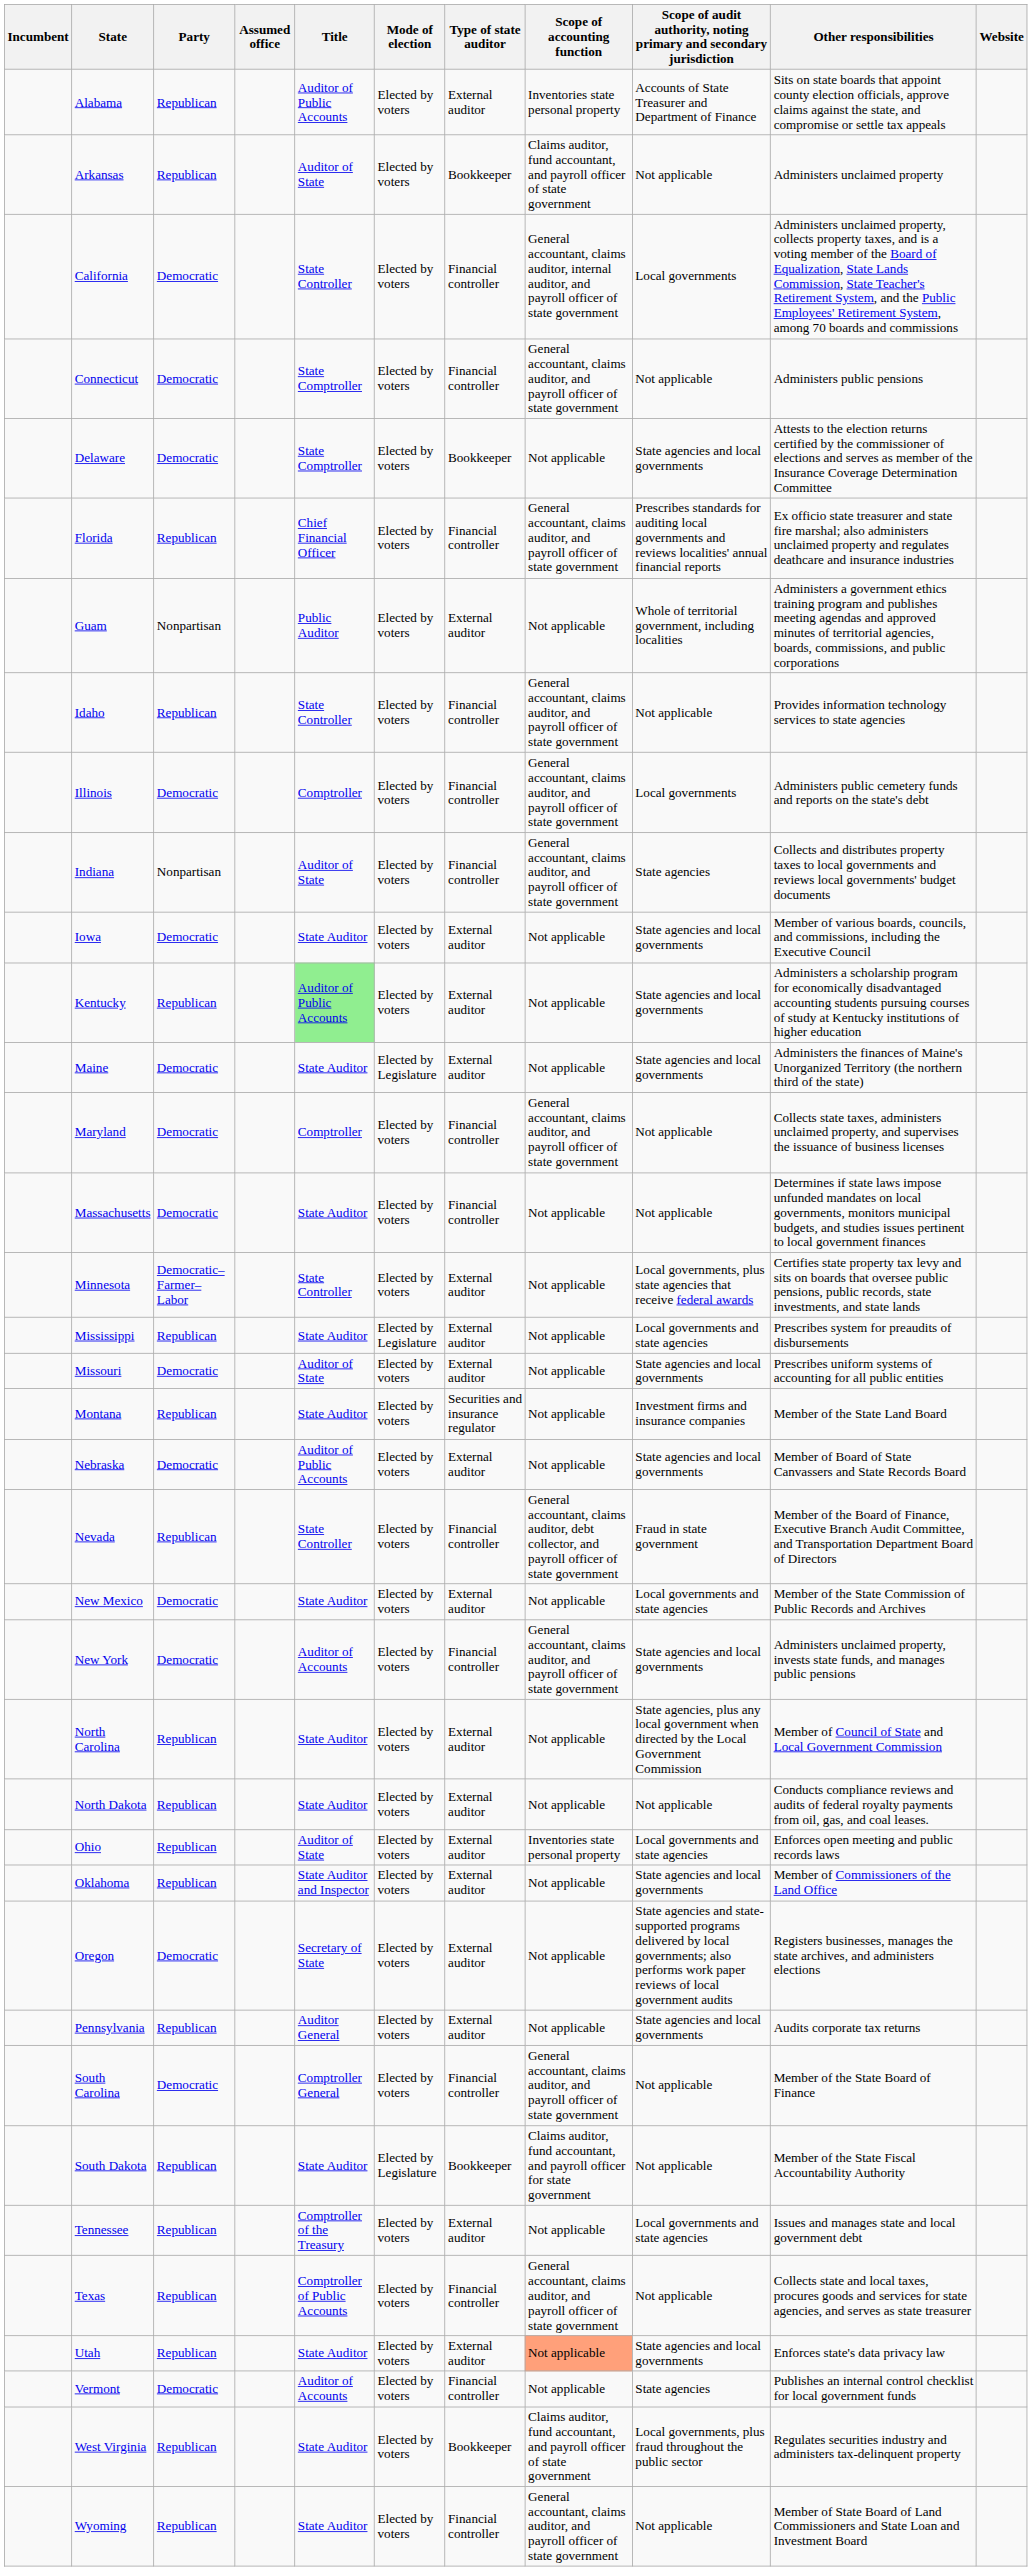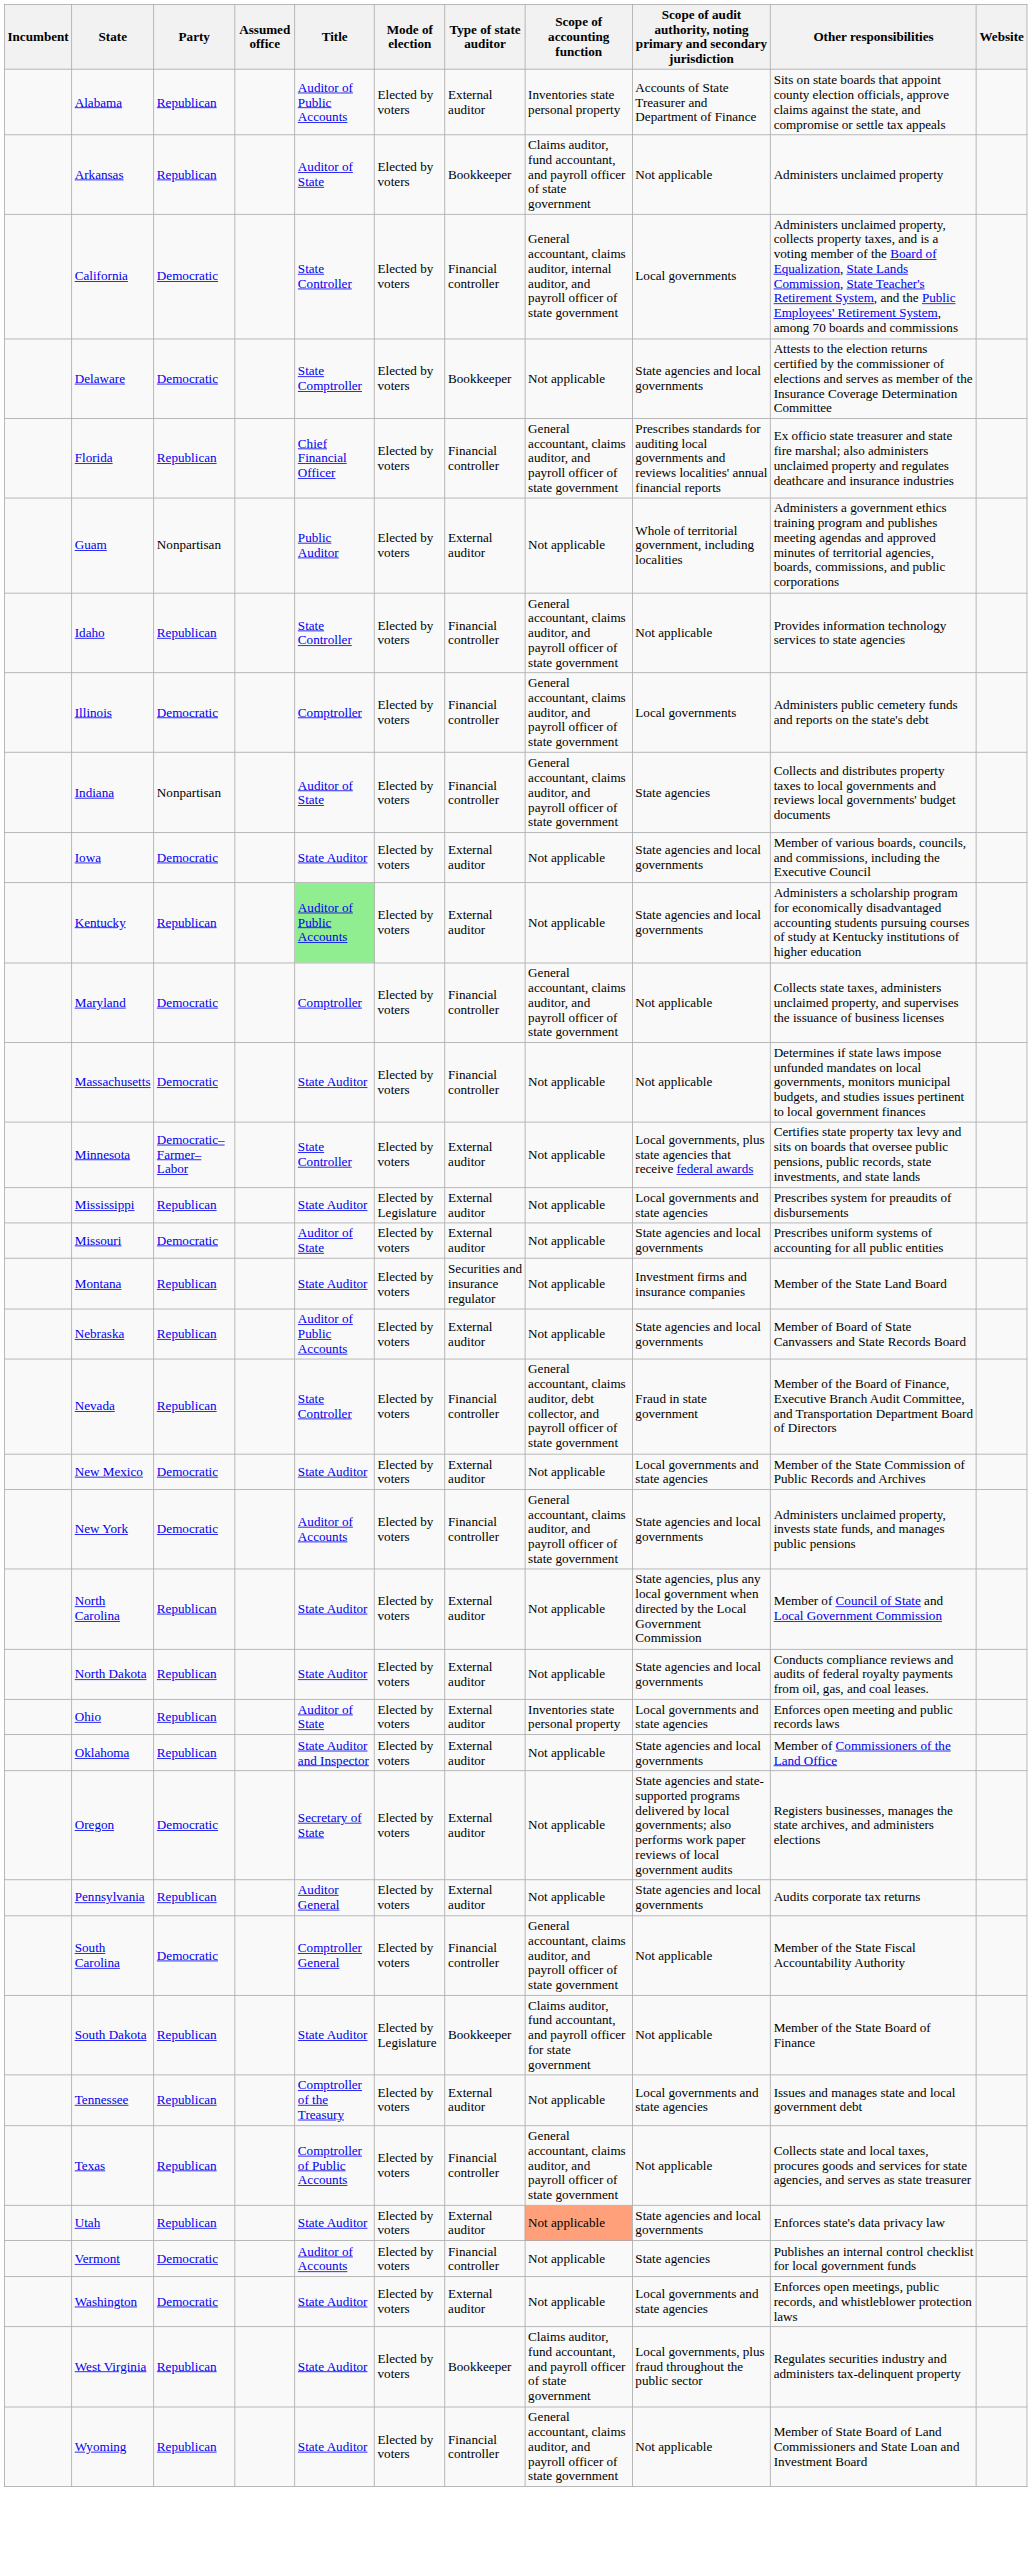- row: (106, 378)
- row: (91, 1067)
(187, 1464) Democratic -> (187, 1334) Republican
(674, 1804) Not applicable -> (698, 1674) State agencies and local governments
(852, 2085) Member of the State Board of Finance -> (845, 1955) Member of the State Fiscal Accountability Authority
(845, 2165) Member of the State Fiscal Accountability Authority -> (852, 2035) Member of the State Board of Finance
+ row: (106, 2301)
